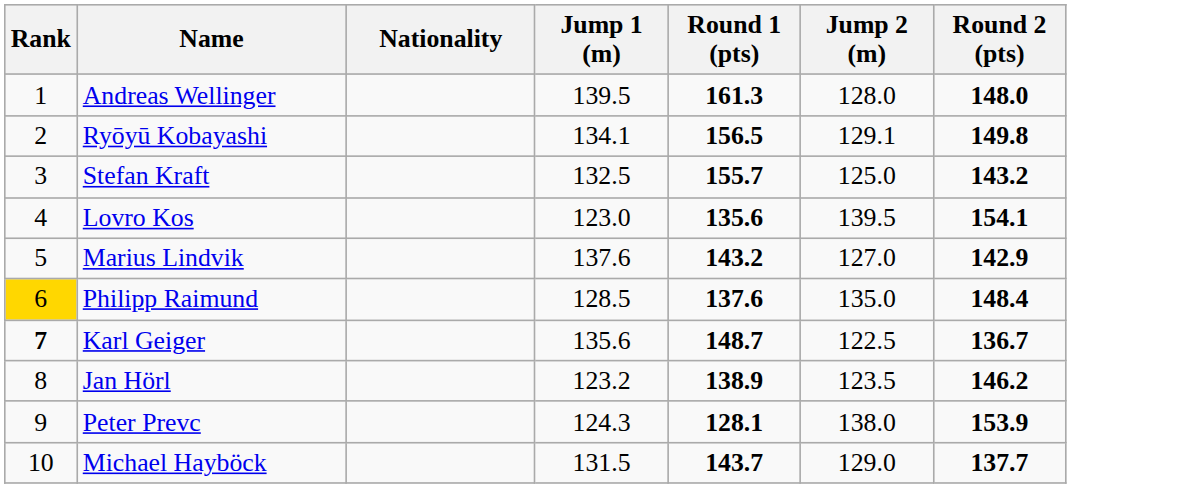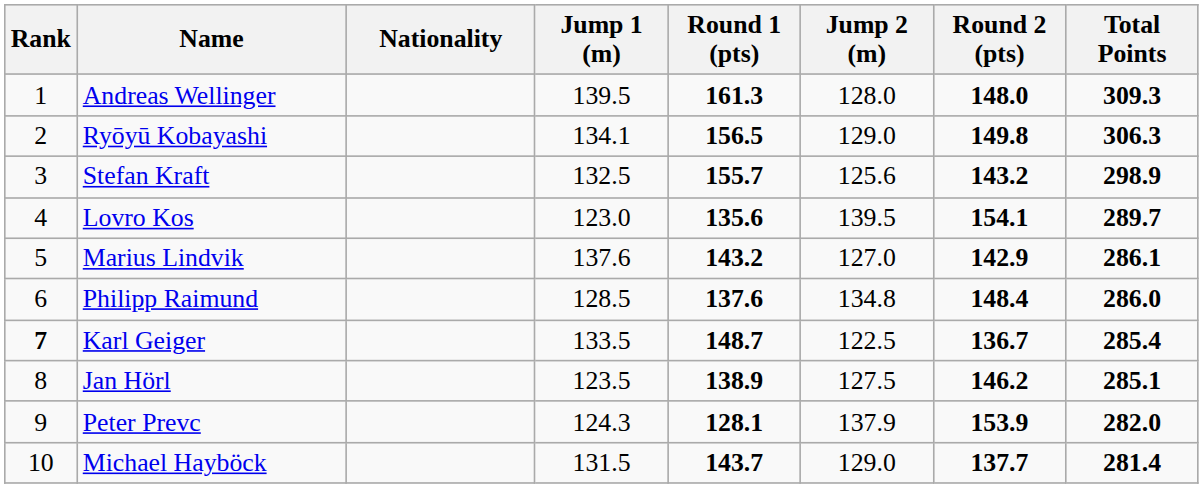+ column: (1132, 39)
(867, 135) 129.1 -> (867, 135) 129.0
(867, 176) 125.0 -> (867, 176) 125.6
(41, 299) gold background -> (41, 299) no background
(867, 299) 135.0 -> (867, 299) 134.8
(602, 339) 135.6 -> (602, 339) 133.5
(602, 380) 123.2 -> (602, 380) 123.5
(867, 380) 123.5 -> (867, 380) 127.5
(867, 421) 138.0 -> (867, 421) 137.9
